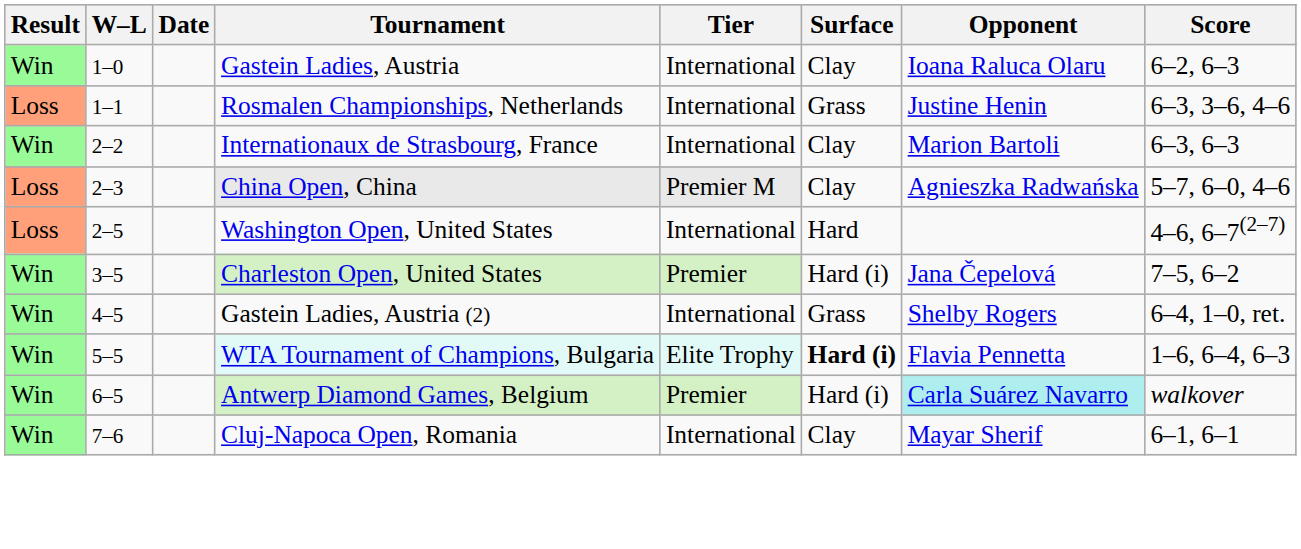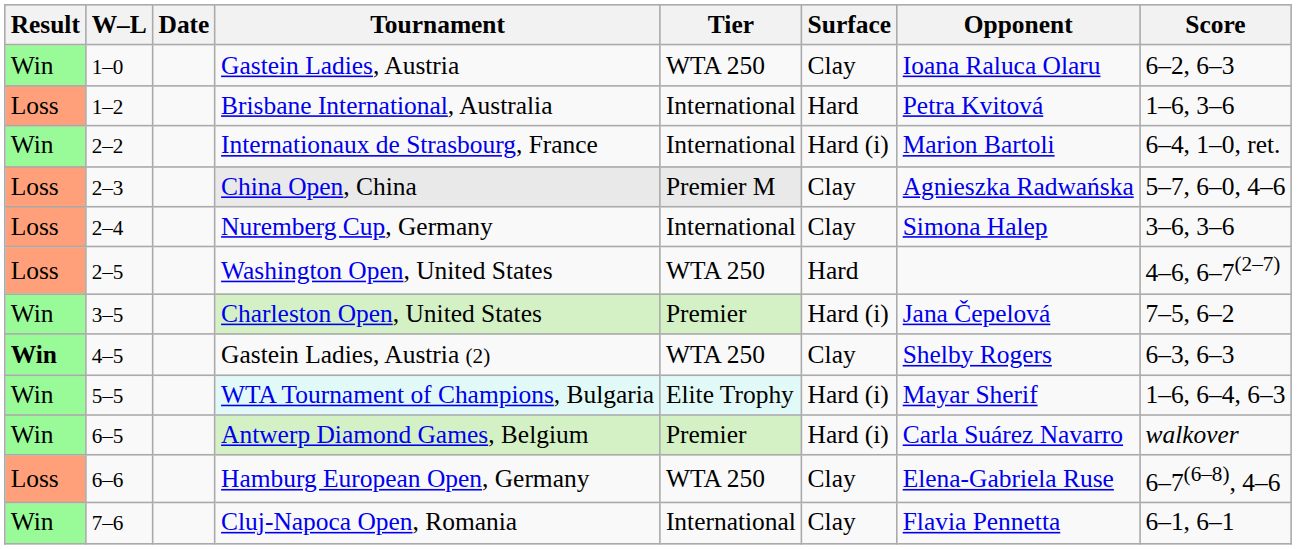(731, 65) International -> (715, 65) WTA 250
- row: (422, 105)
+ row: (387, 105)
(832, 145) Clay -> (848, 145) Hard (i)
(1195, 145) 6–3, 6–3 -> (1213, 145) 6–4, 1–0, ret.
+ row: (357, 226)
(731, 229) International -> (715, 270) WTA 250
(32, 313) normal -> (34, 354) bold
(731, 313) International -> (715, 354) WTA 250
(837, 313) Grass -> (832, 354) Clay
(1218, 313) 6–4, 1–0, ret. -> (1190, 354) 6–3, 6–3
(852, 354) bold -> (848, 394) normal
(986, 354) Flavia Pennetta -> (970, 394) Mayar Sherif
(1018, 394) paleturquoise background -> (1013, 435) no background
+ row: (405, 478)
(975, 435) Mayar Sherif -> (981, 522) Flavia Pennetta
